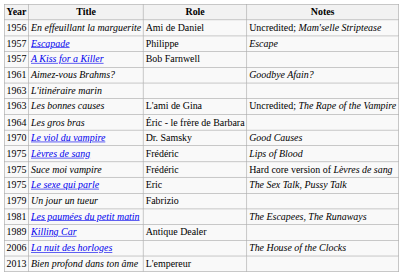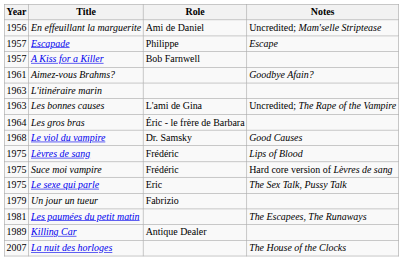(17, 138) 1970 -> (17, 138) 1968
(17, 248) 2006 -> (17, 248) 2007
- row: (85, 264)
